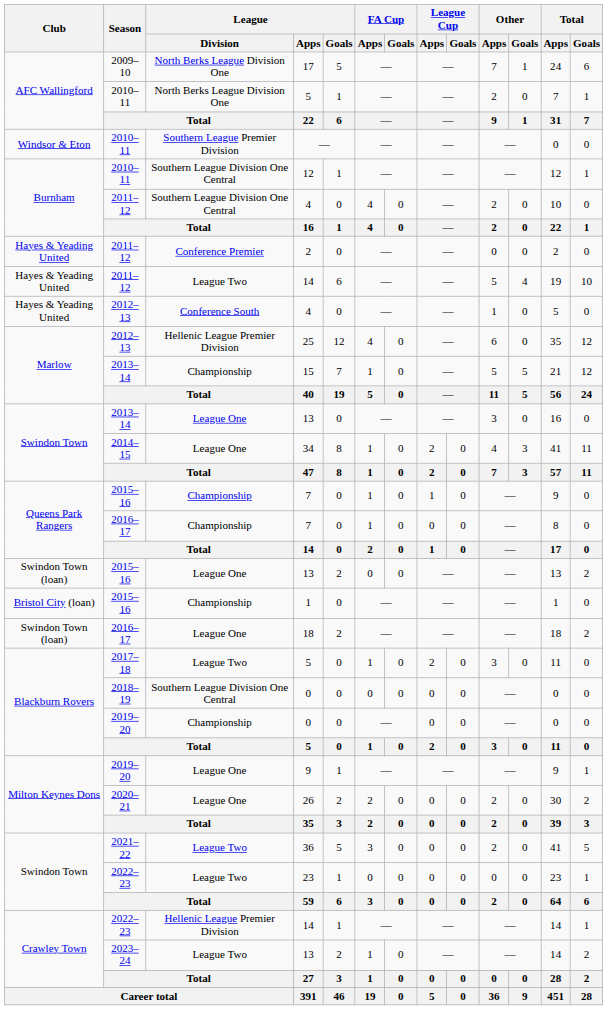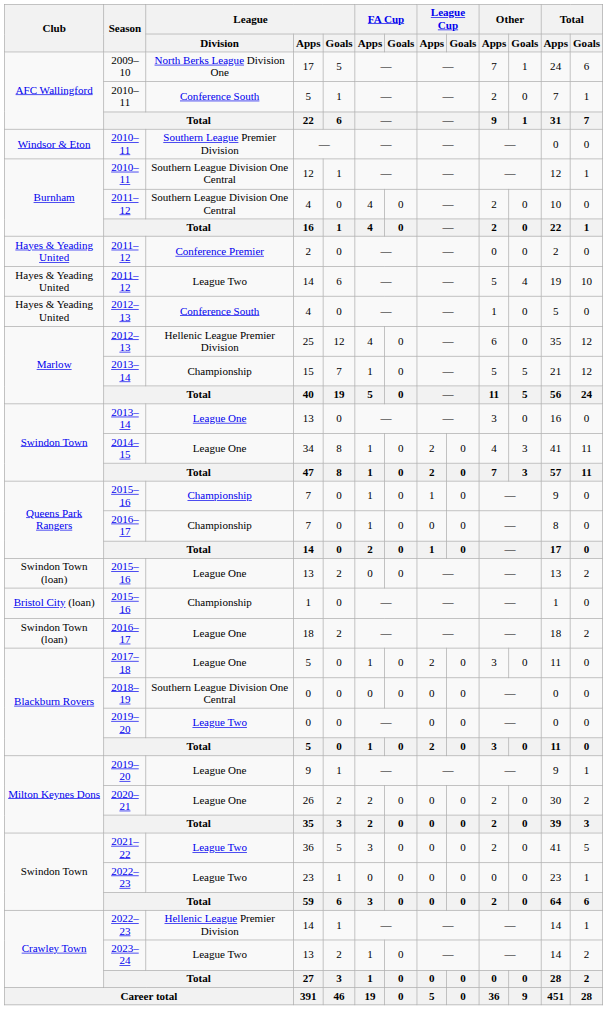(220, 96) North Berks League Division One -> (220, 96) Conference South
(220, 663) League Two -> (220, 663) League One
(220, 723) Championship -> (220, 723) League Two
